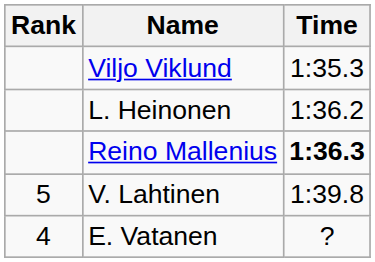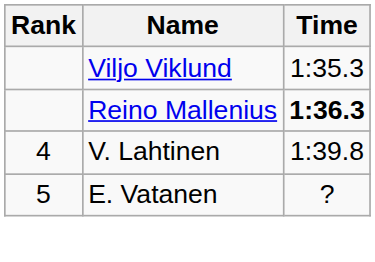- row: (160, 109)
(43, 194) 5 -> (43, 151) 4
(43, 236) 4 -> (43, 194) 5
